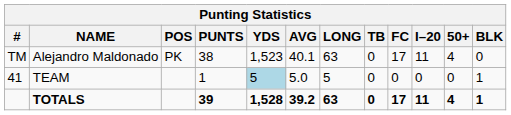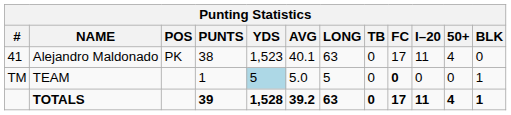(17, 57) TM -> (15, 57) 41
(15, 78) 41 -> (17, 78) TM
(395, 78) normal -> (395, 78) bold
